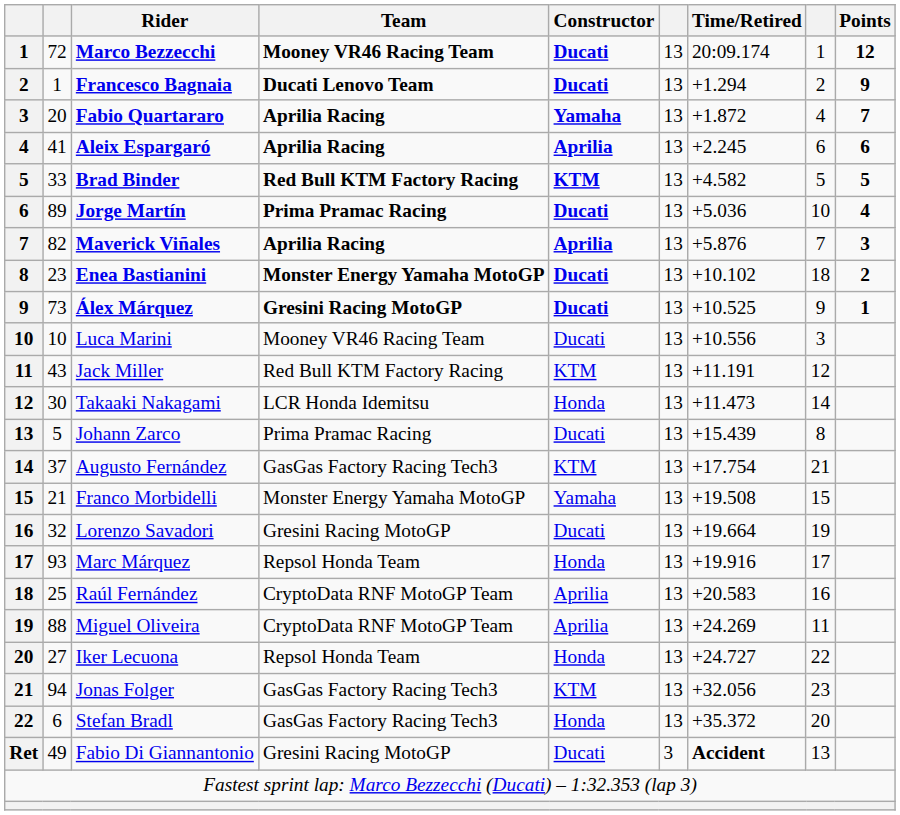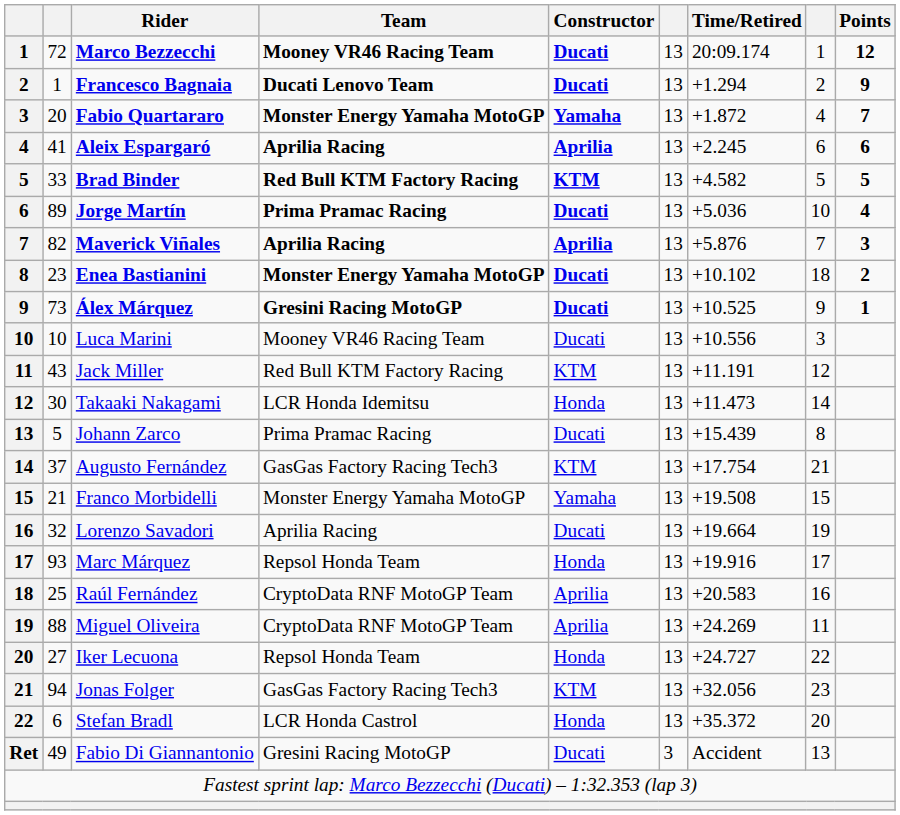(324, 115) Aprilia Racing -> (404, 115) Monster Energy Yamaha MotoGP
(357, 529) Gresini Racing MotoGP -> (320, 529) Aprilia Racing
(380, 720) GasGas Factory Racing Tech3 -> (340, 720) LCR Honda Castrol
(728, 752) bold -> (727, 752) normal
